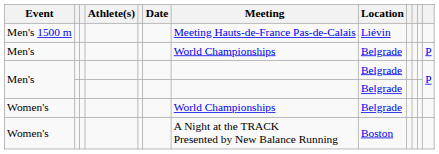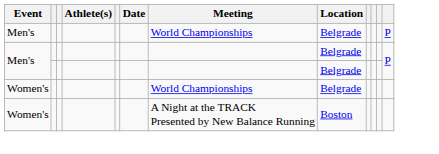- row: (39, 33)
